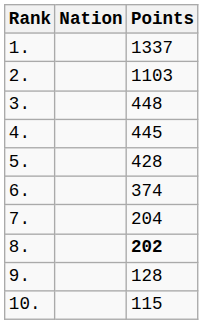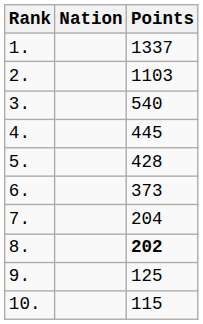(147, 105) 448 -> (147, 105) 540
(147, 191) 374 -> (147, 191) 373
(147, 276) 128 -> (147, 276) 125
